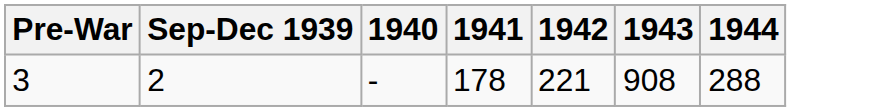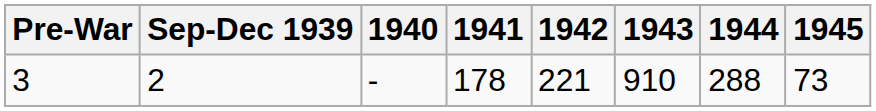+ column: (828, 29)
(650, 79) 908 -> (650, 79) 910
